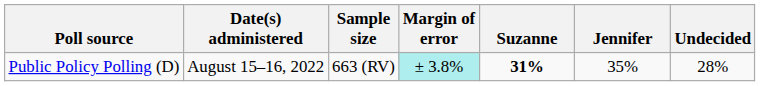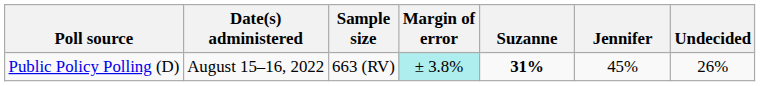(623, 66) 35% -> (623, 66) 45%
(713, 66) 28% -> (713, 66) 26%
